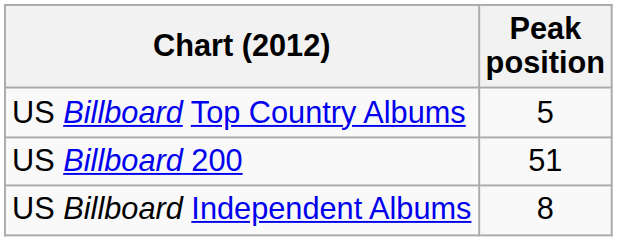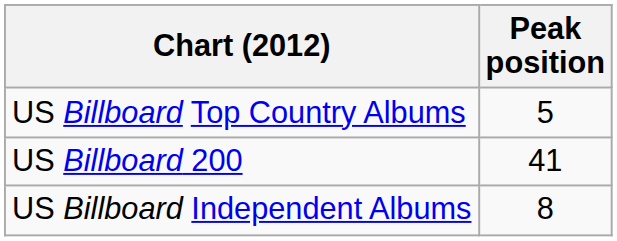(545, 160) 51 -> (545, 160) 41
